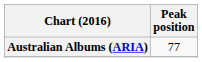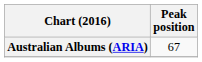(174, 47) 77 -> (174, 47) 67
